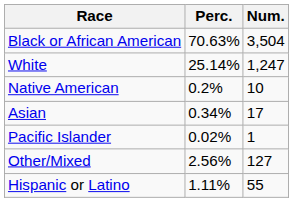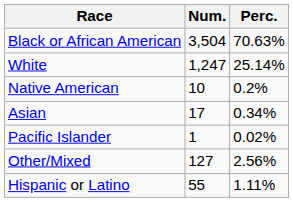columns swapped: (266, 16) <-> (214, 16)
